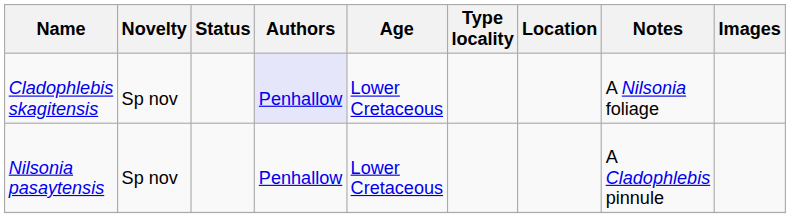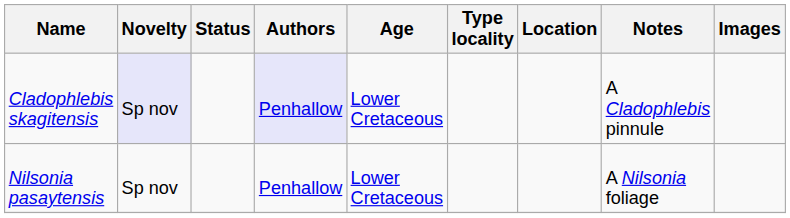(150, 98) no background -> (150, 108) lavender background
(646, 98) A Nilsonia foliage -> (658, 108) A Cladophlebis pinnule
(658, 177) A Cladophlebis pinnule -> (646, 188) A Nilsonia foliage
